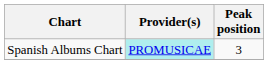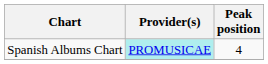(239, 49) 3 -> (239, 49) 4
